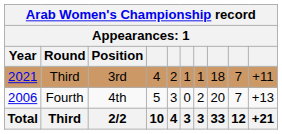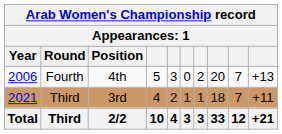rows swapped: (65, 98) <-> (65, 77)
